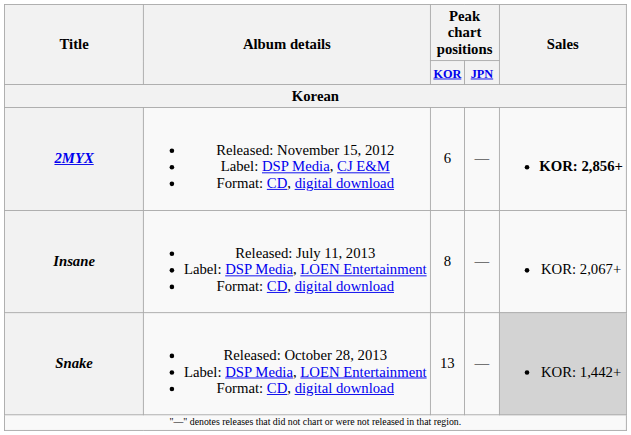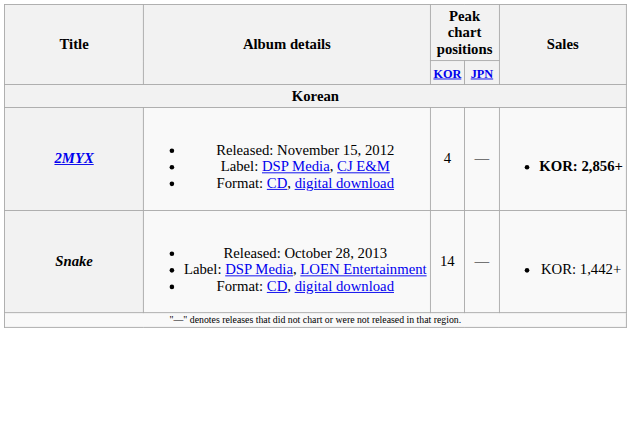(447, 158) 6 -> (447, 158) 4
- row: (74, 261)
(447, 363) 13 -> (447, 261) 14
(563, 372) lightgrey background -> (563, 270) no background
